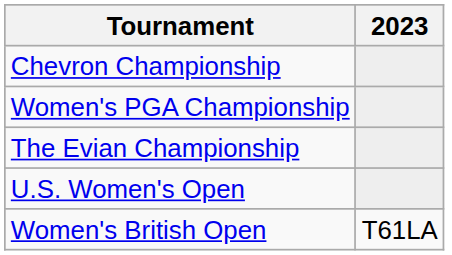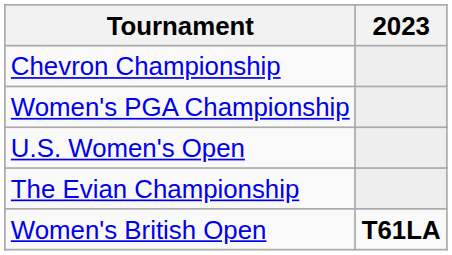rows swapped: (128, 189) <-> (155, 148)
(400, 230) normal -> (401, 230) bold
